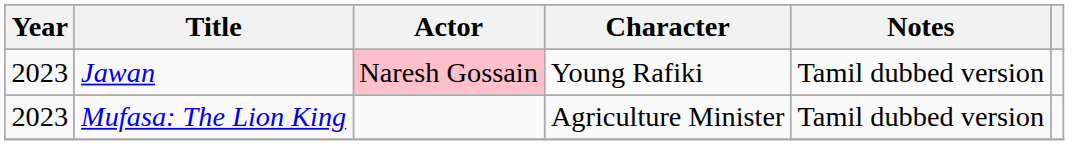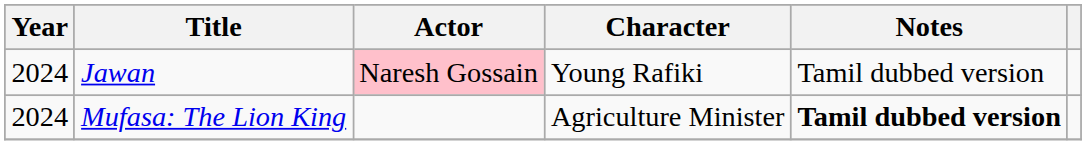(40, 71) 2023 -> (40, 71) 2024
(40, 116) 2023 -> (40, 116) 2024
(921, 116) normal -> (929, 116) bold
